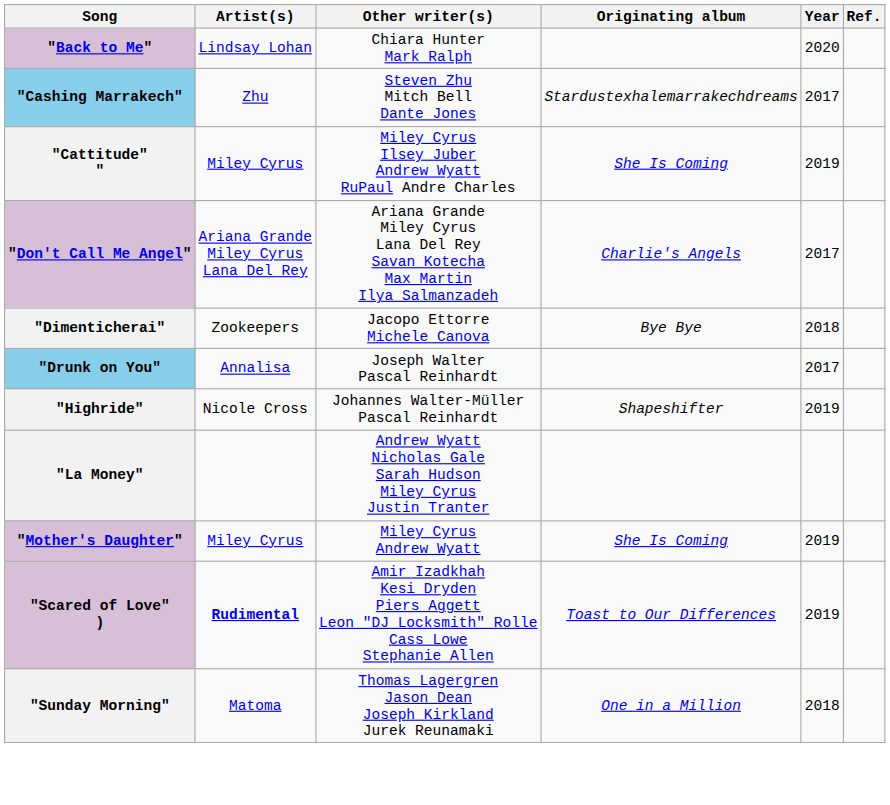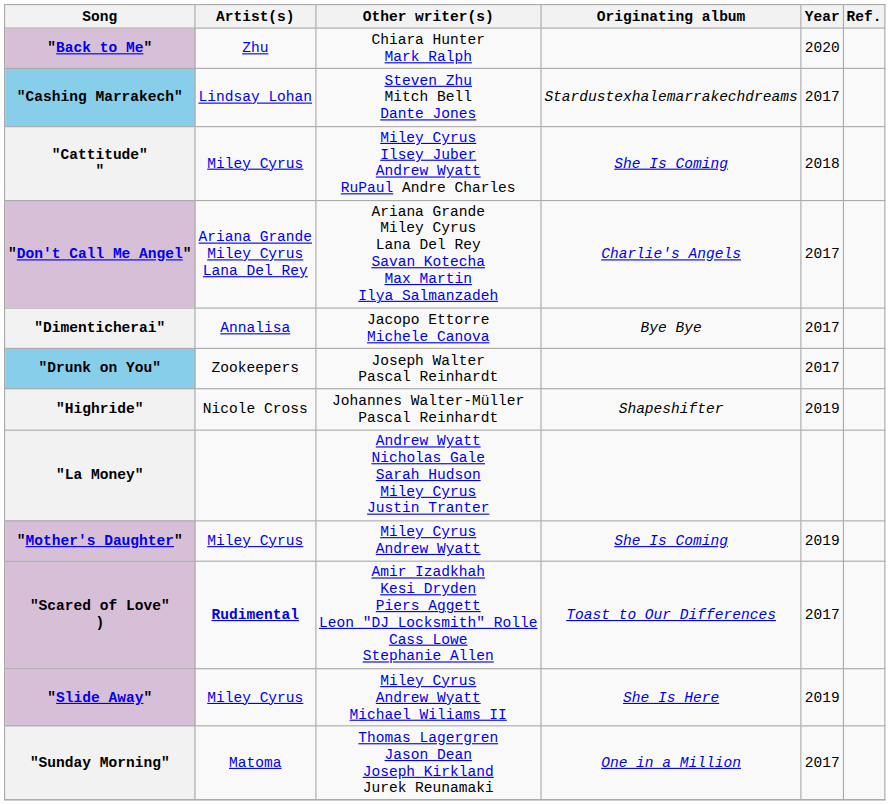(255, 49) Lindsay Lohan -> (255, 49) Zhu
(255, 97) Zhu -> (255, 97) Lindsay Lohan
(822, 163) 2019 -> (822, 163) 2018
(255, 328) Zookeepers -> (255, 328) Annalisa
(822, 328) 2018 -> (822, 328) 2017
(255, 369) Annalisa -> (255, 369) Zookeepers
(822, 615) 2019 -> (822, 615) 2017
+ row: (100, 697)
(822, 706) 2018 -> (822, 763) 2017
